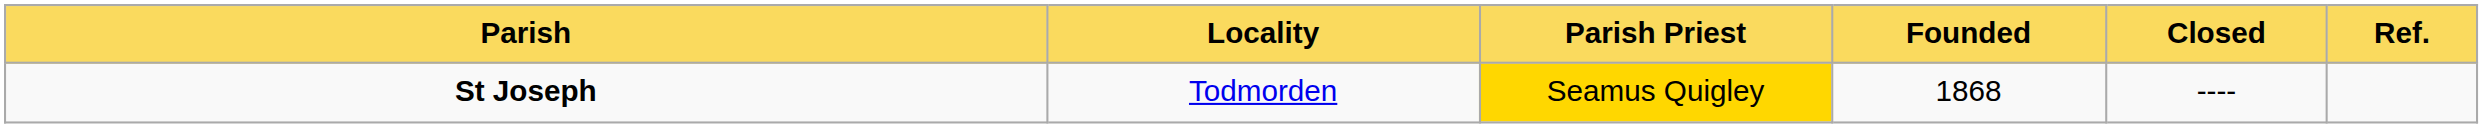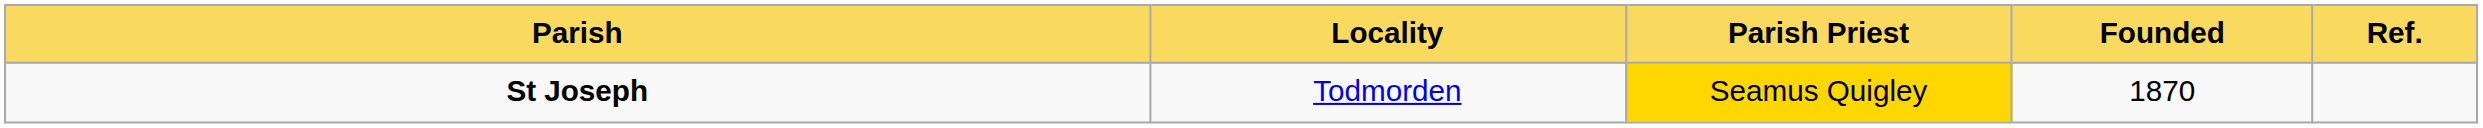- column: (2216, 33)
(1968, 91) 1868 -> (2162, 91) 1870
